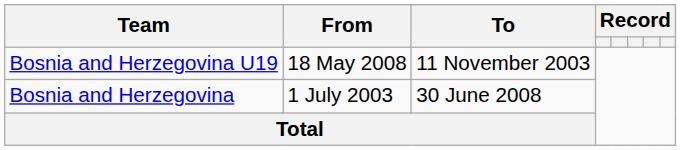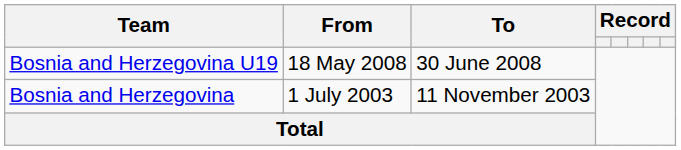(503, 63) 11 November 2003 -> (479, 63) 30 June 2008
(479, 95) 30 June 2008 -> (503, 95) 11 November 2003
